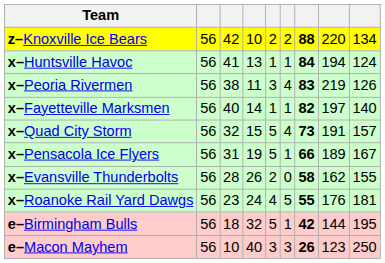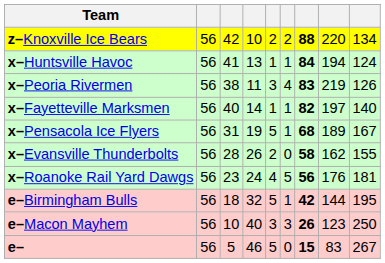- row: (70, 131)
(307, 154) 66 -> (307, 131) 68
(307, 200) 55 -> (307, 177) 56
+ row: (16, 246)
